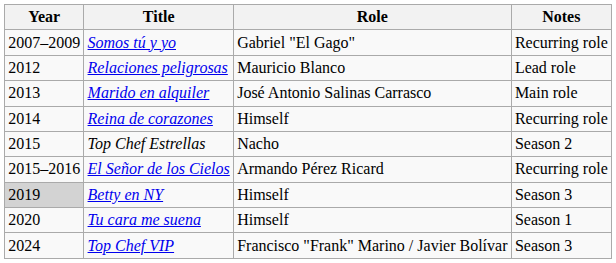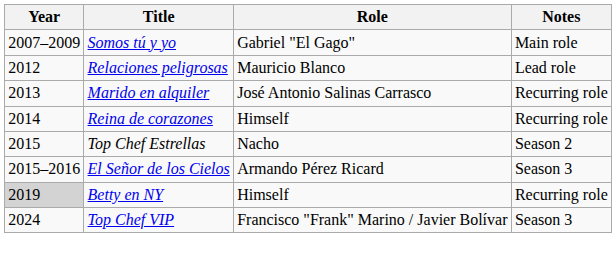(561, 42) Recurring role -> (546, 42) Main role
(546, 93) Main role -> (561, 93) Recurring role
(561, 169) Recurring role -> (544, 169) Season 3
(544, 194) Season 3 -> (561, 194) Recurring role
- row: (144, 220)
